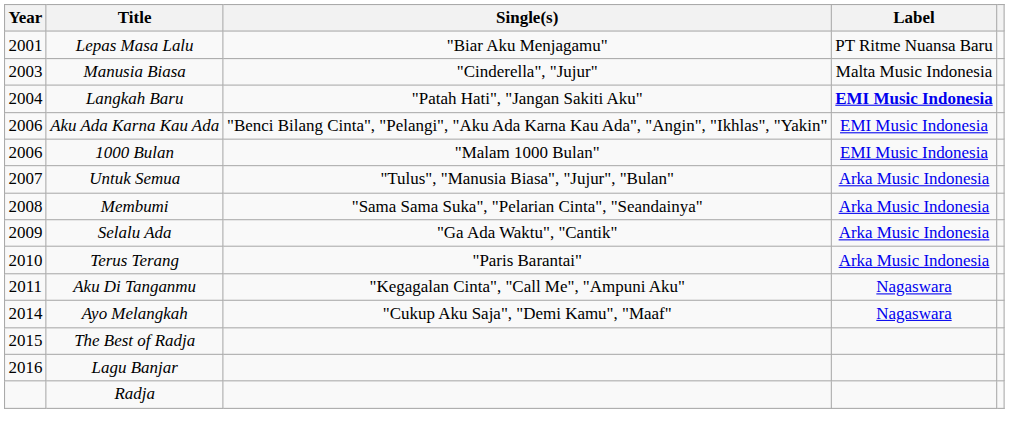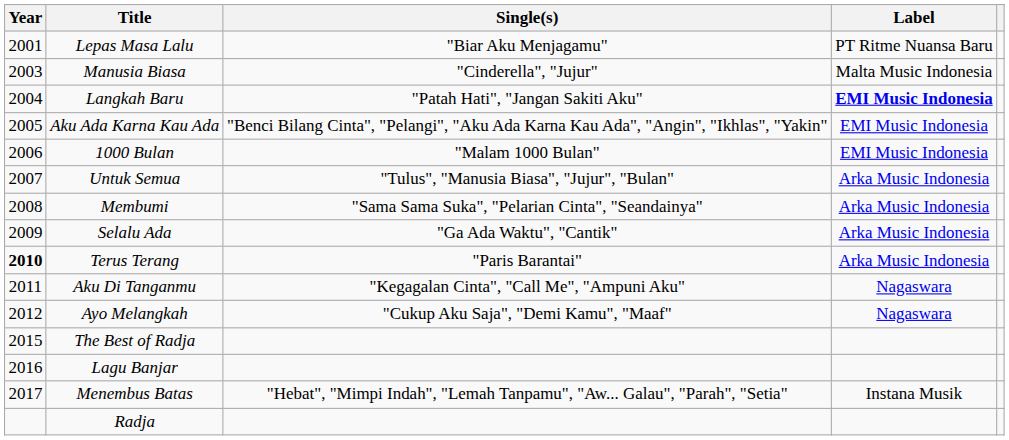(25, 125) 2006 -> (25, 125) 2005
(25, 260) normal -> (25, 260) bold
(25, 313) 2014 -> (25, 313) 2012
+ row: (135, 394)
